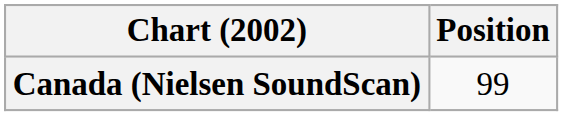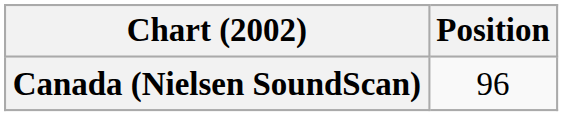(493, 82) 99 -> (493, 82) 96
